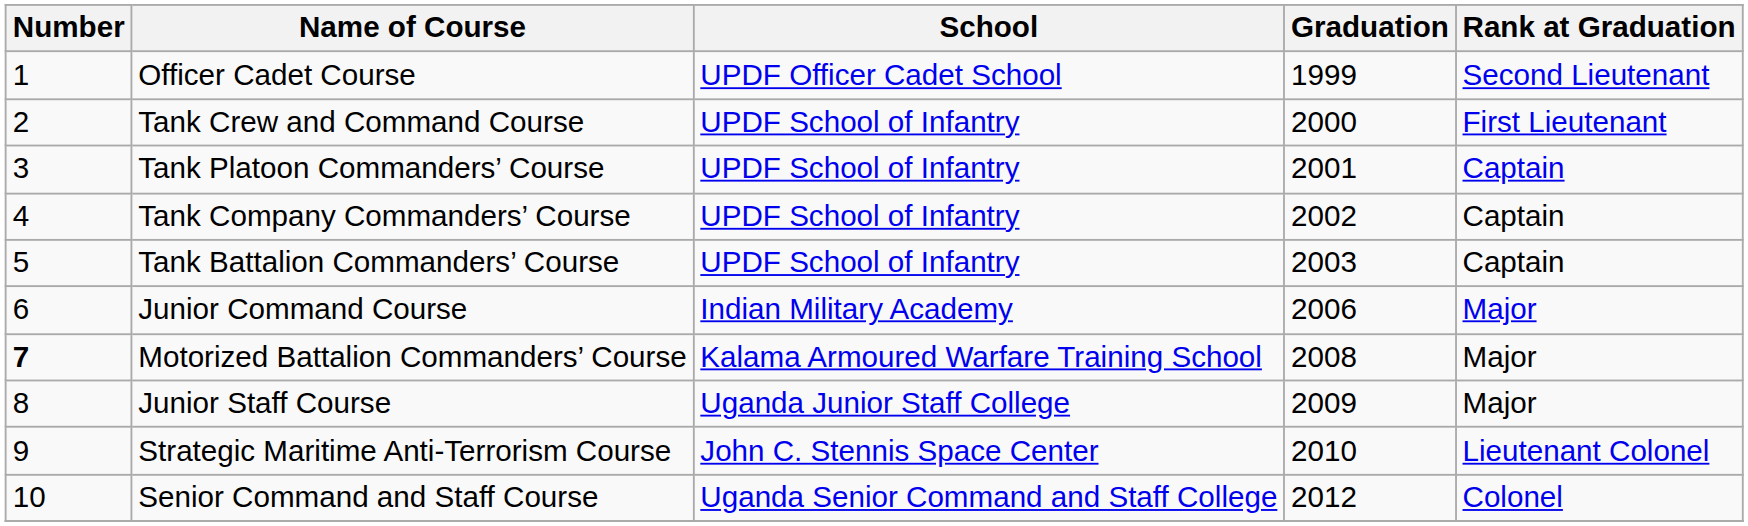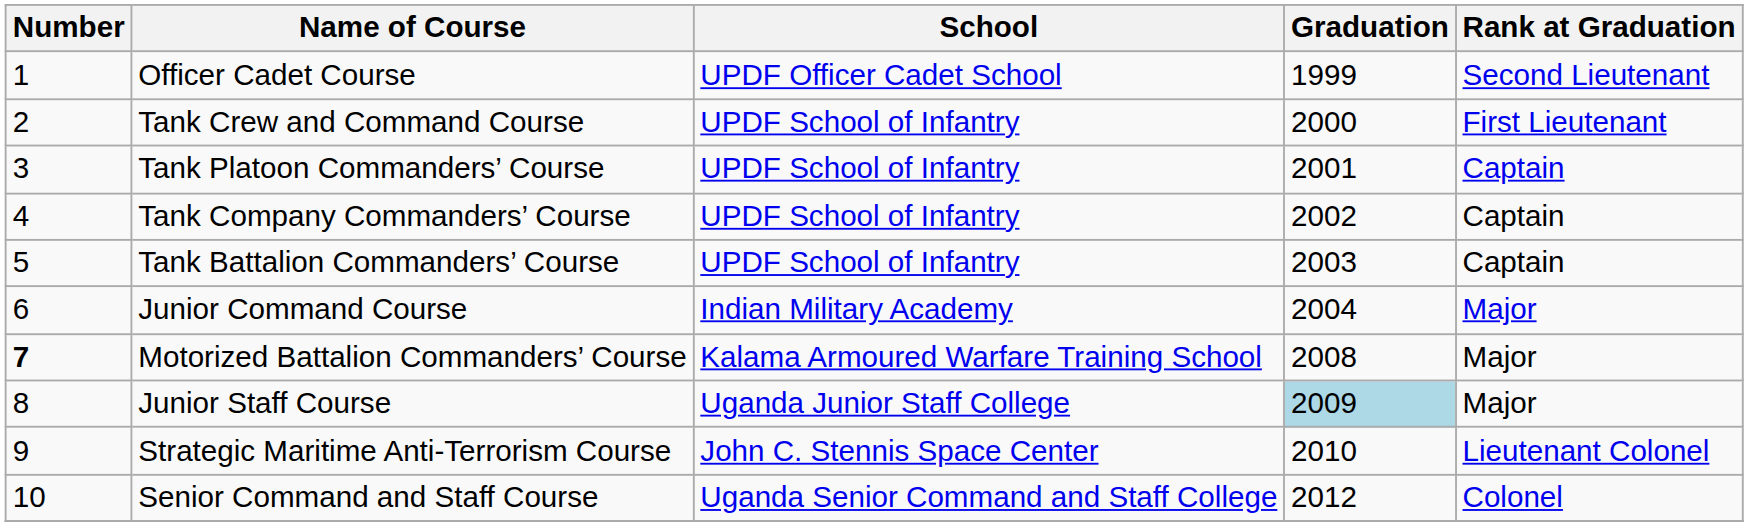(1324, 309) 2006 -> (1324, 309) 2004
(1324, 403) no background -> (1324, 403) lightblue background
